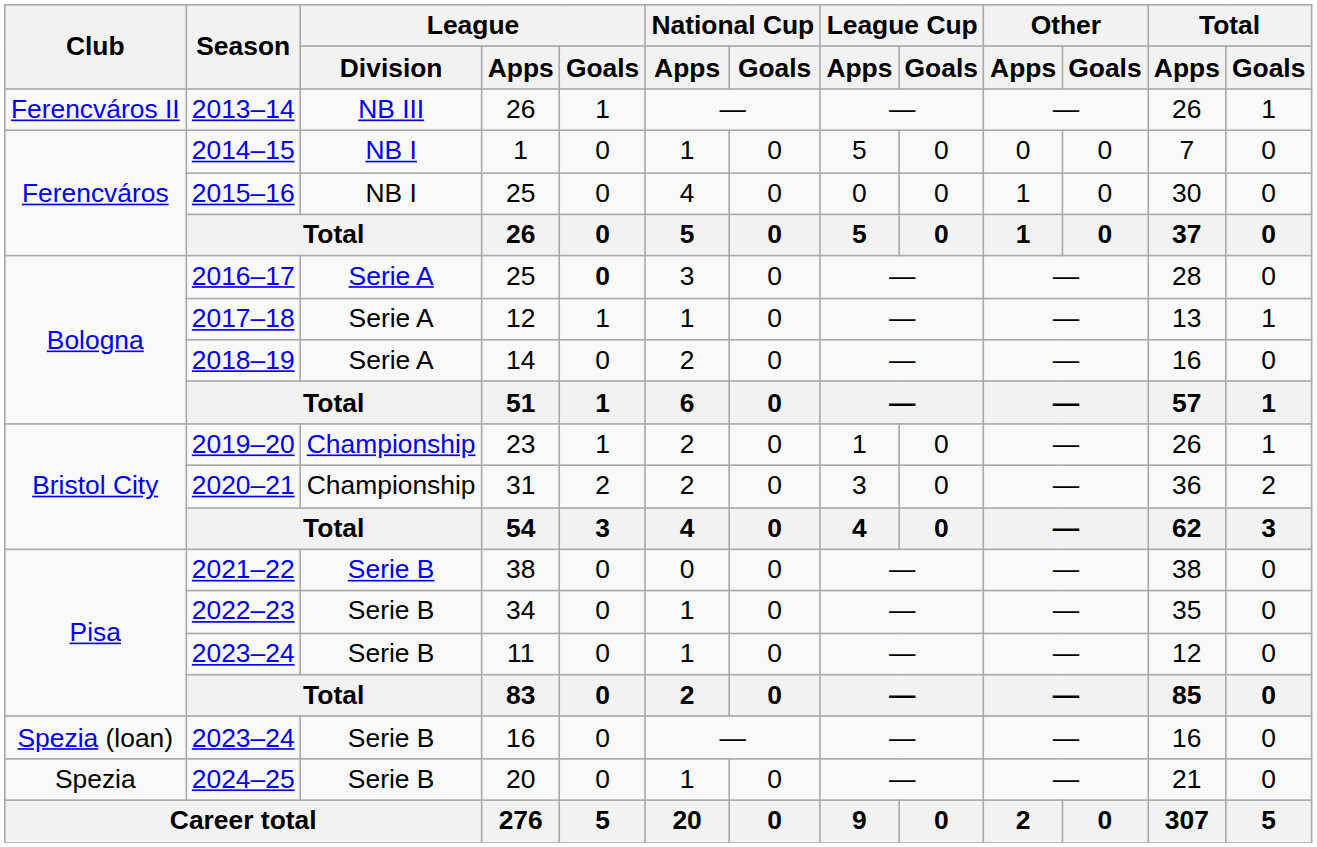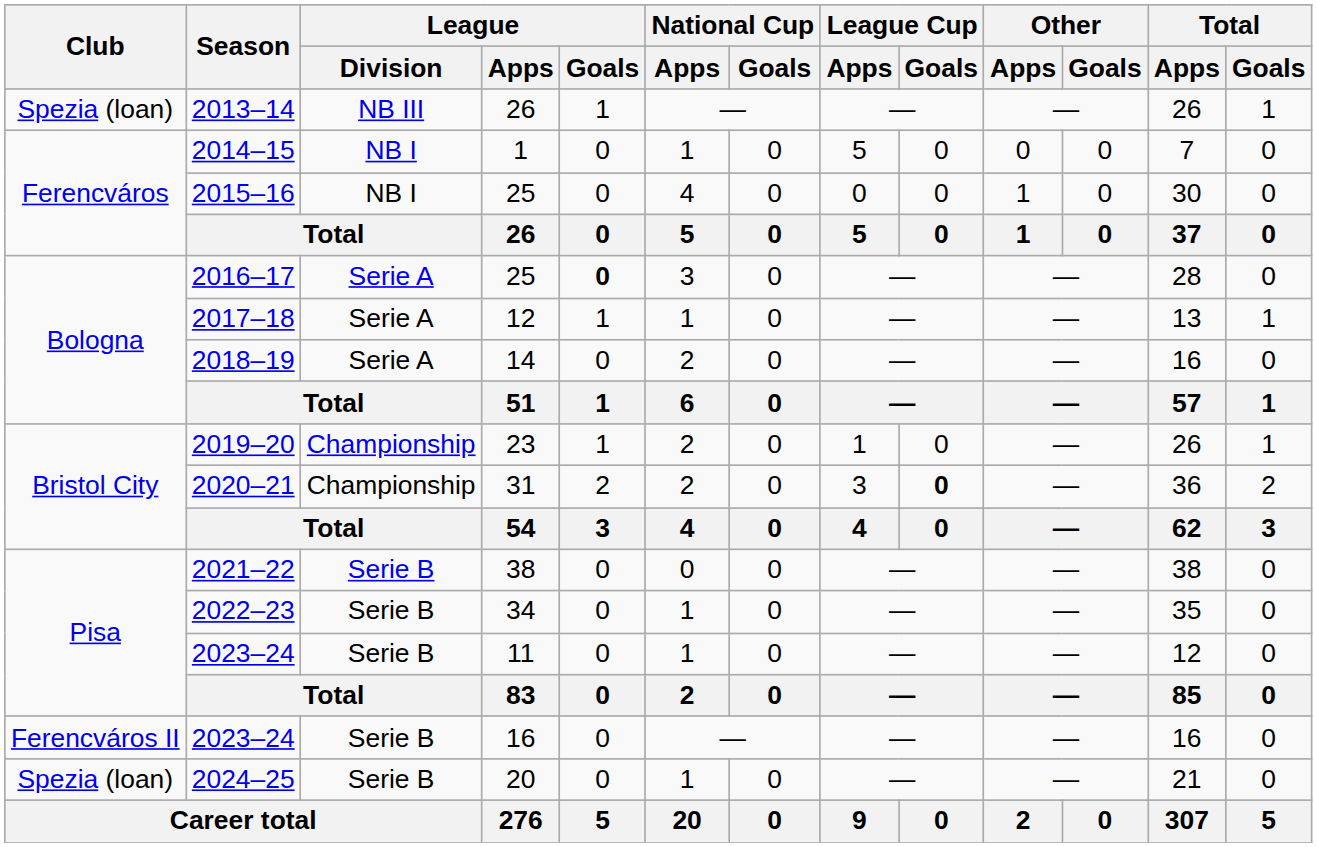(95, 109) Ferencváros II -> (95, 109) Spezia (loan)
(941, 485) normal -> (941, 485) bold
(95, 737) Spezia (loan) -> (95, 737) Ferencváros II
(95, 779) Spezia -> (95, 779) Spezia (loan)
